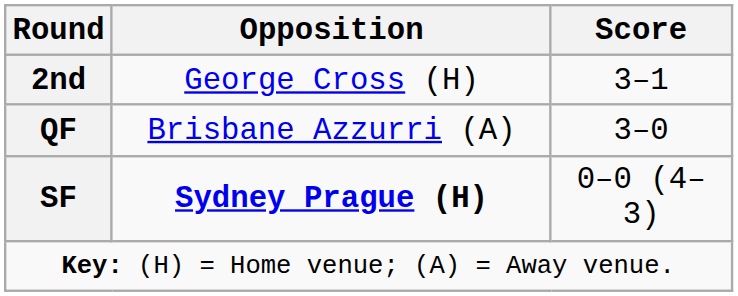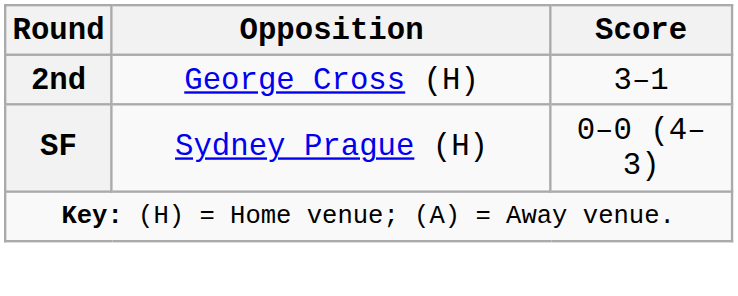- row: (59, 130)
(332, 198) bold -> (332, 148) normal
